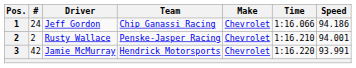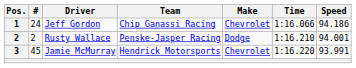(247, 39) Chevrolet -> (237, 39) Dodge
(36, 52) 42 -> (36, 52) 45
